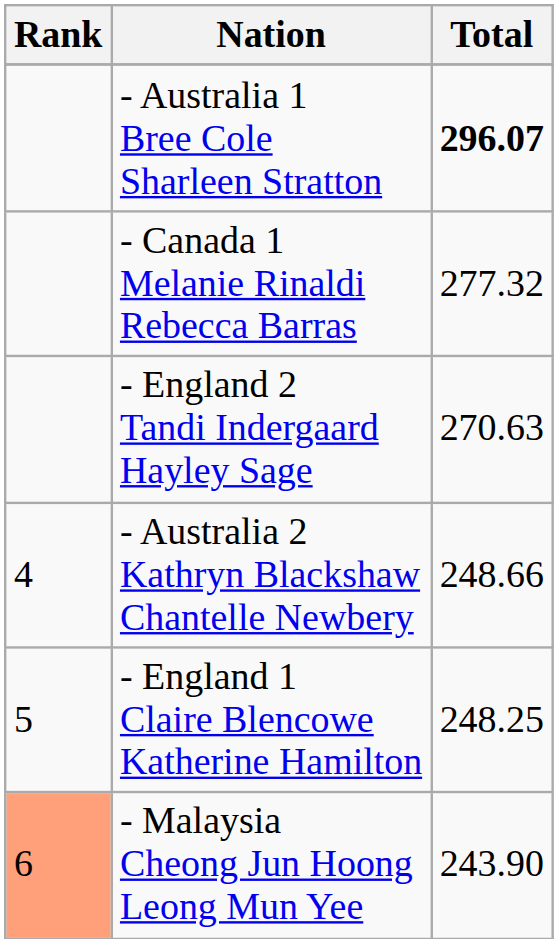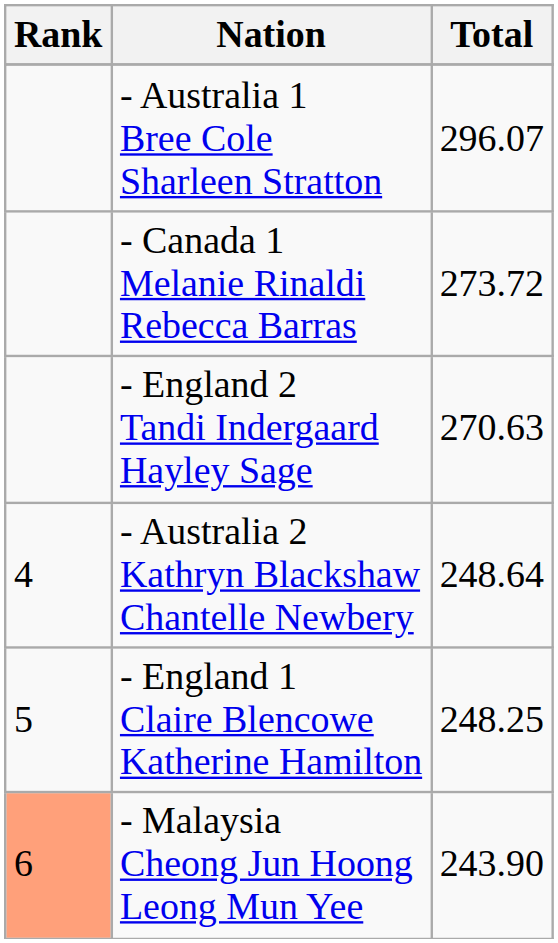(492, 137) bold -> (492, 137) normal
(492, 282) 277.32 -> (492, 282) 273.72
(492, 573) 248.66 -> (492, 573) 248.64
